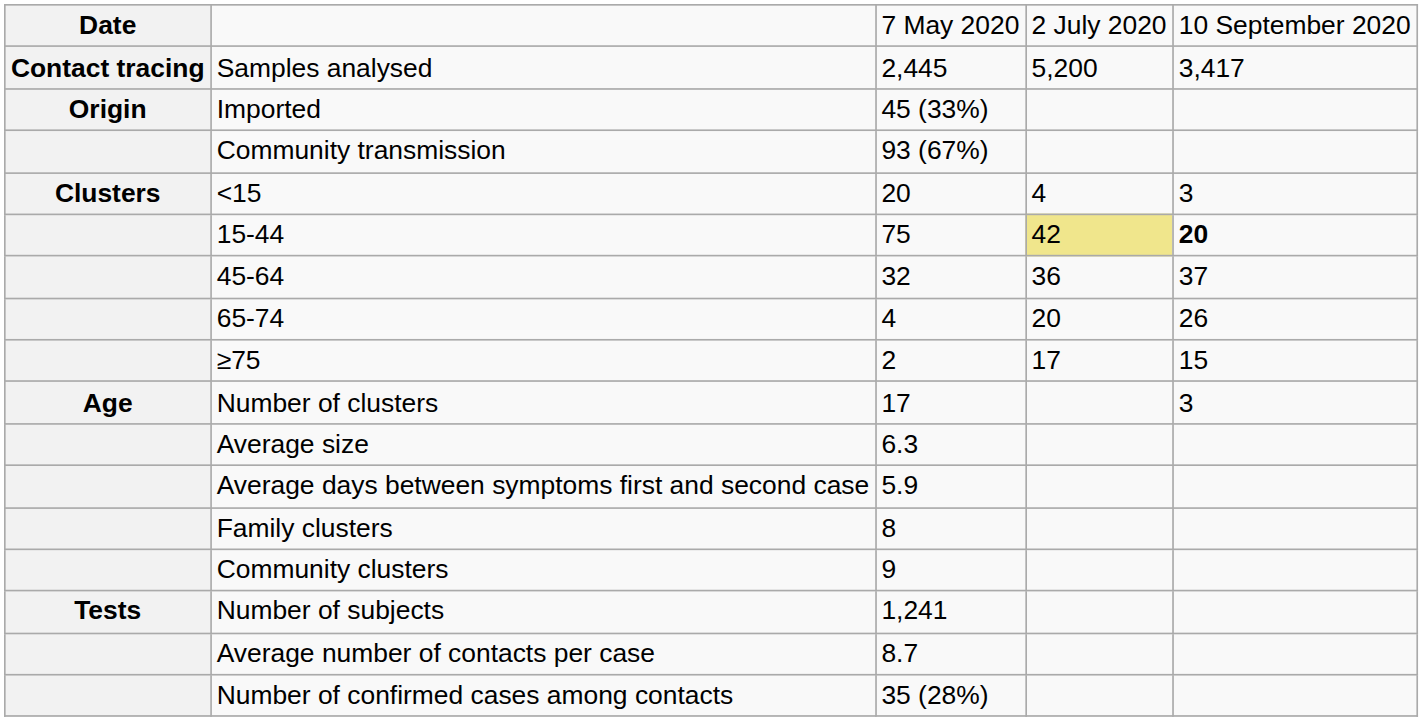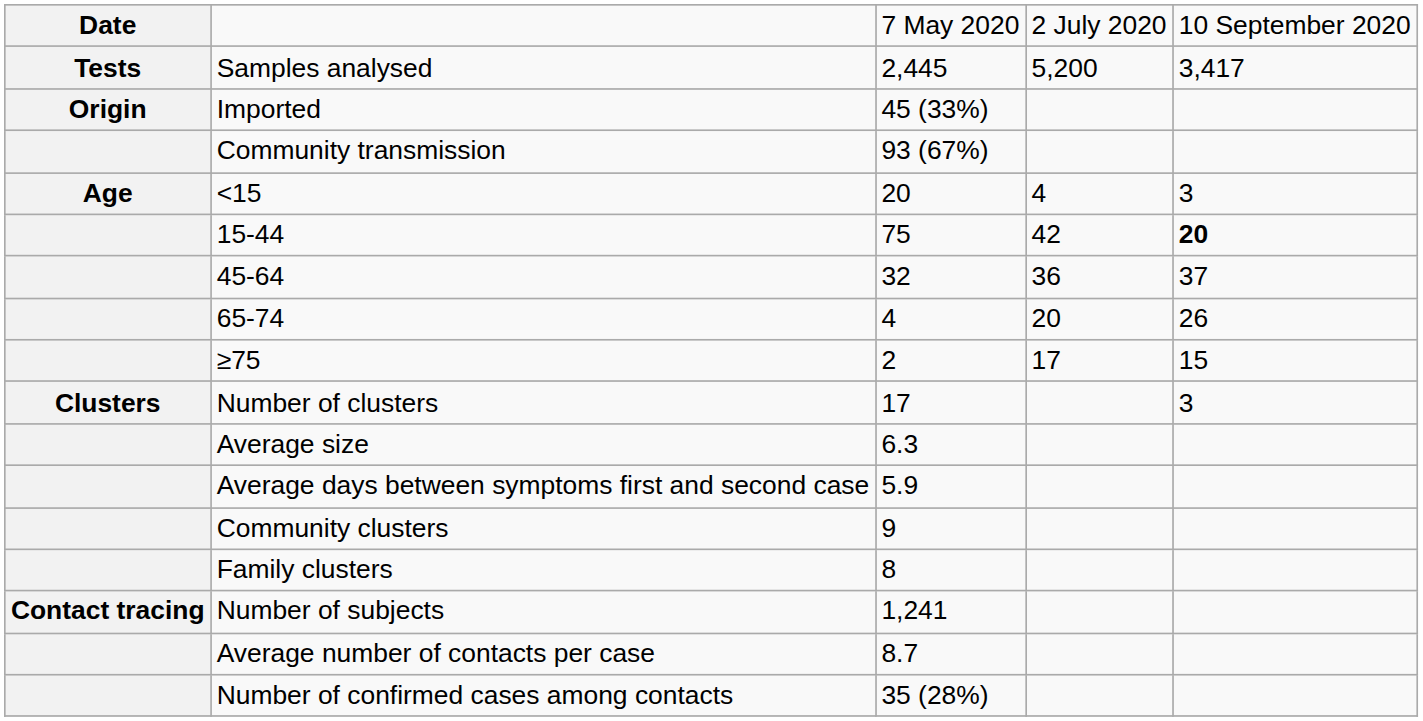(108, 67) Contact tracing -> (108, 67) Tests
(108, 192) Clusters -> (108, 192) Age
(1046, 234) khaki background -> (1046, 234) no background
(108, 402) Age -> (108, 402) Clusters
rows swapped: (305, 527) <-> (333, 569)
(108, 611) Tests -> (108, 611) Contact tracing
